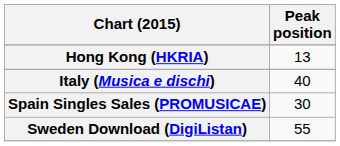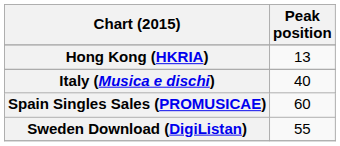(302, 104) 30 -> (302, 104) 60
